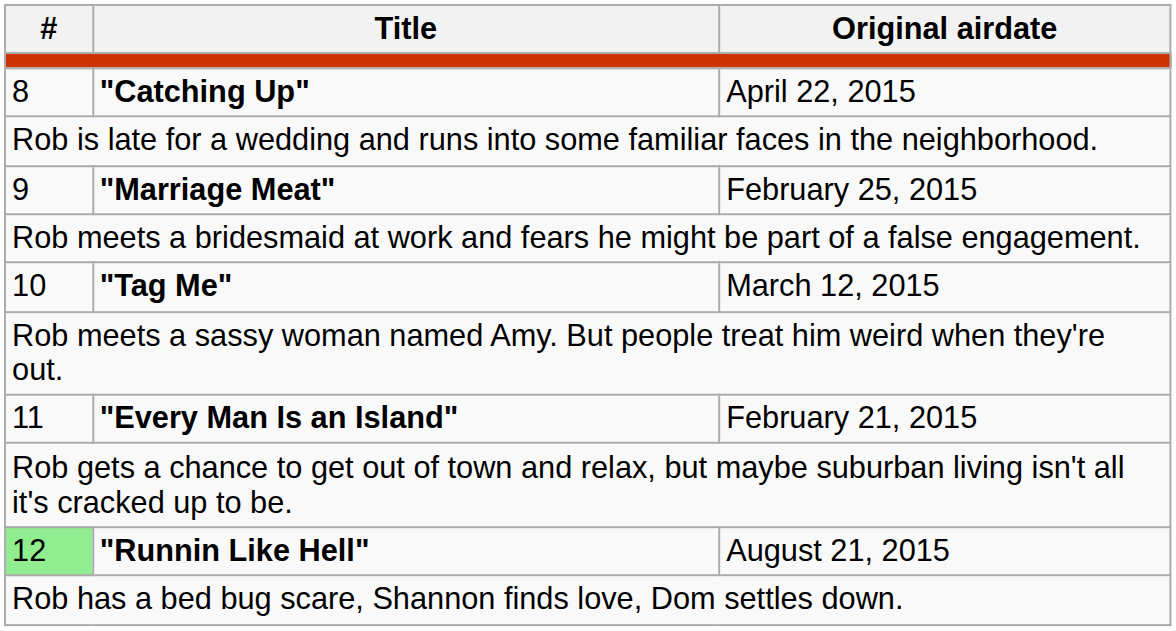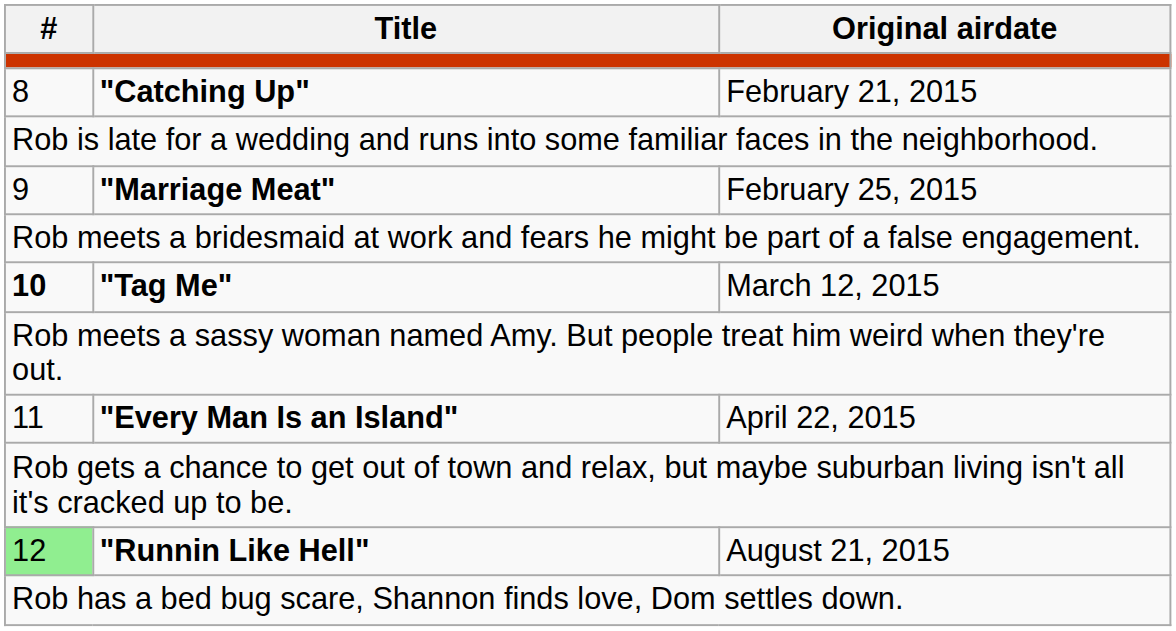(821, 91) April 22, 2015 -> (852, 91) February 21, 2015
(29, 286) normal -> (29, 286) bold
(852, 418) February 21, 2015 -> (821, 418) April 22, 2015
